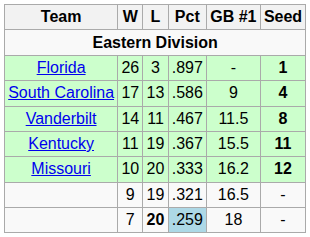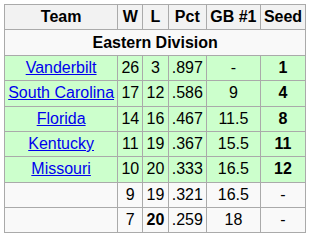(61, 67) Florida -> (61, 67) Vanderbilt
(155, 93) 13 -> (155, 93) 12
(61, 118) Vanderbilt -> (61, 118) Florida
(155, 118) 11 -> (155, 118) 16
(233, 169) 16.2 -> (233, 169) 16.5
(187, 220) lightblue background -> (187, 220) no background
